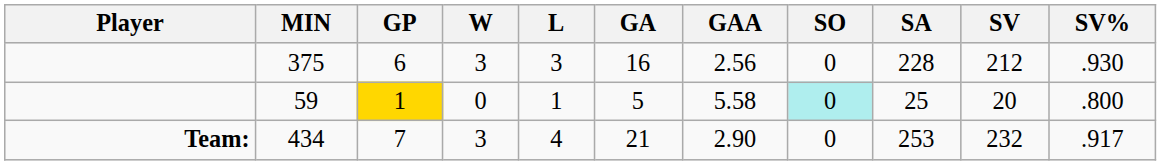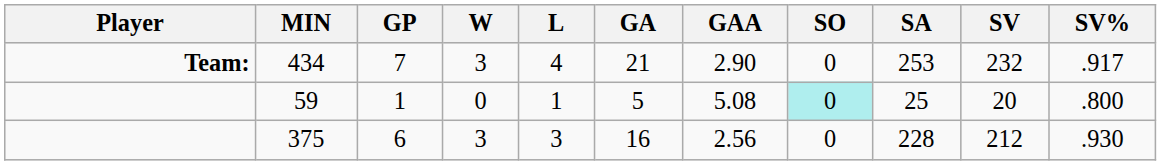rows swapped: (306, 62) <-> (306, 139)
(400, 100) gold background -> (400, 100) no background
(735, 100) 5.58 -> (735, 100) 5.08
